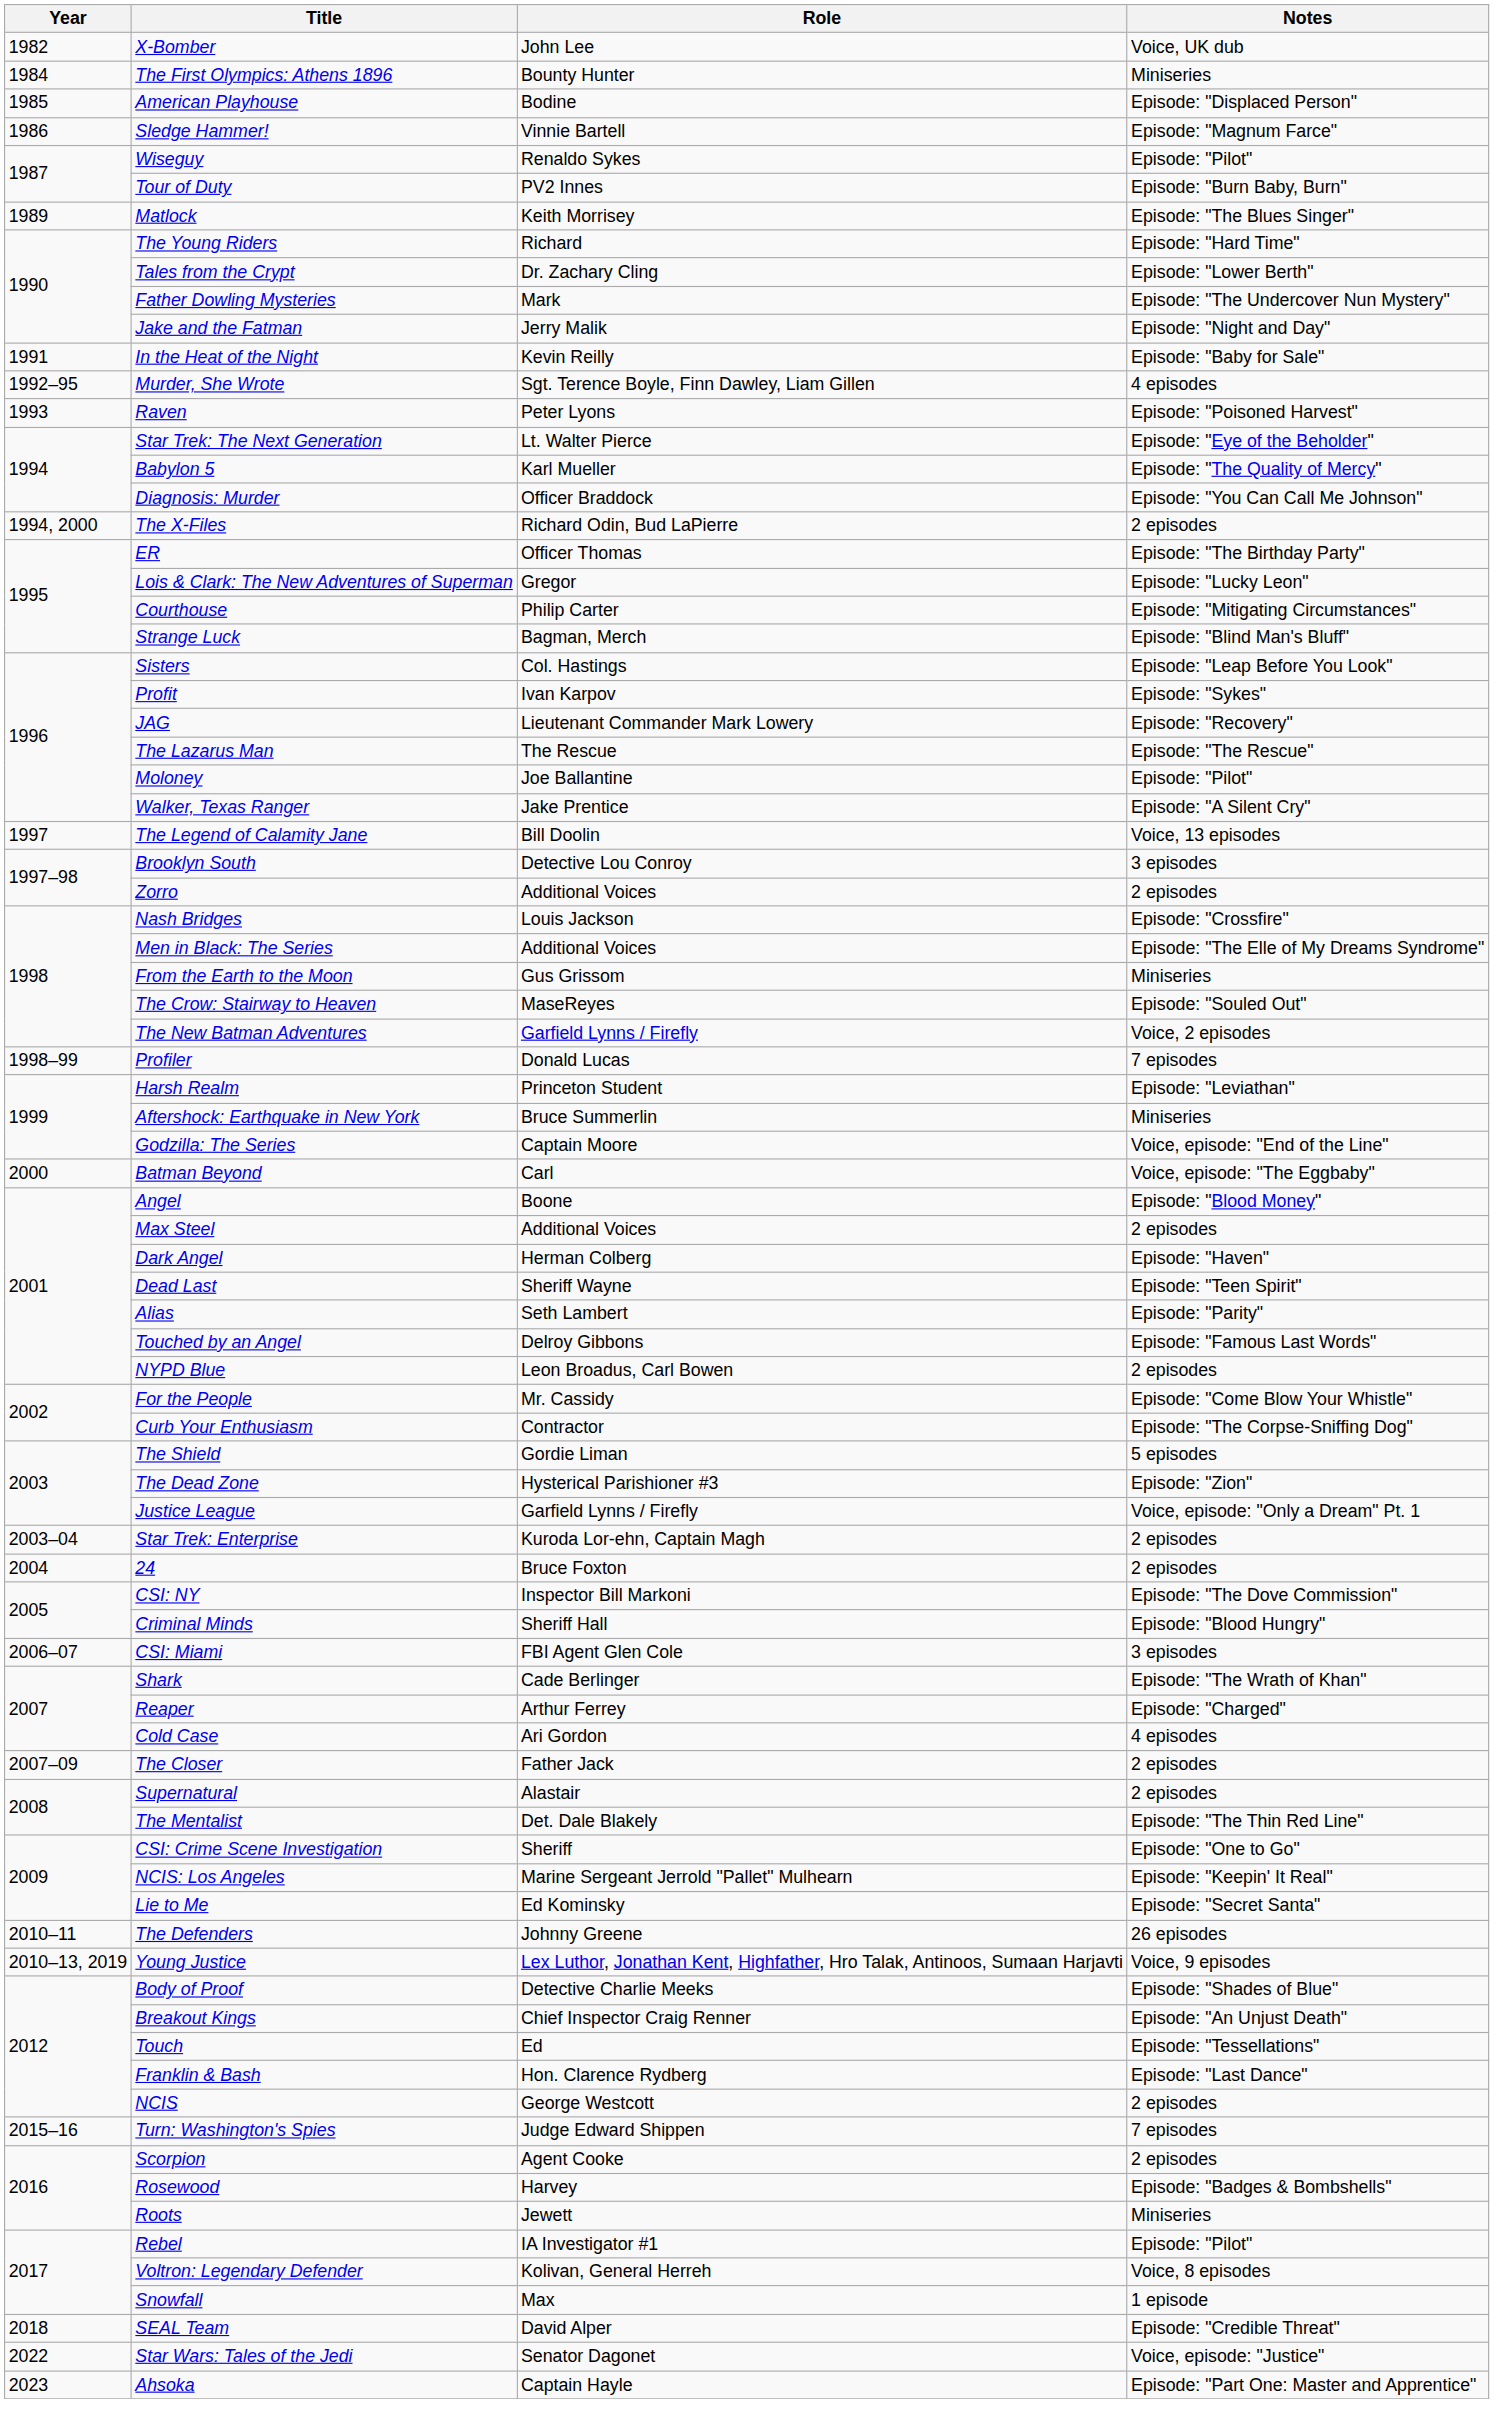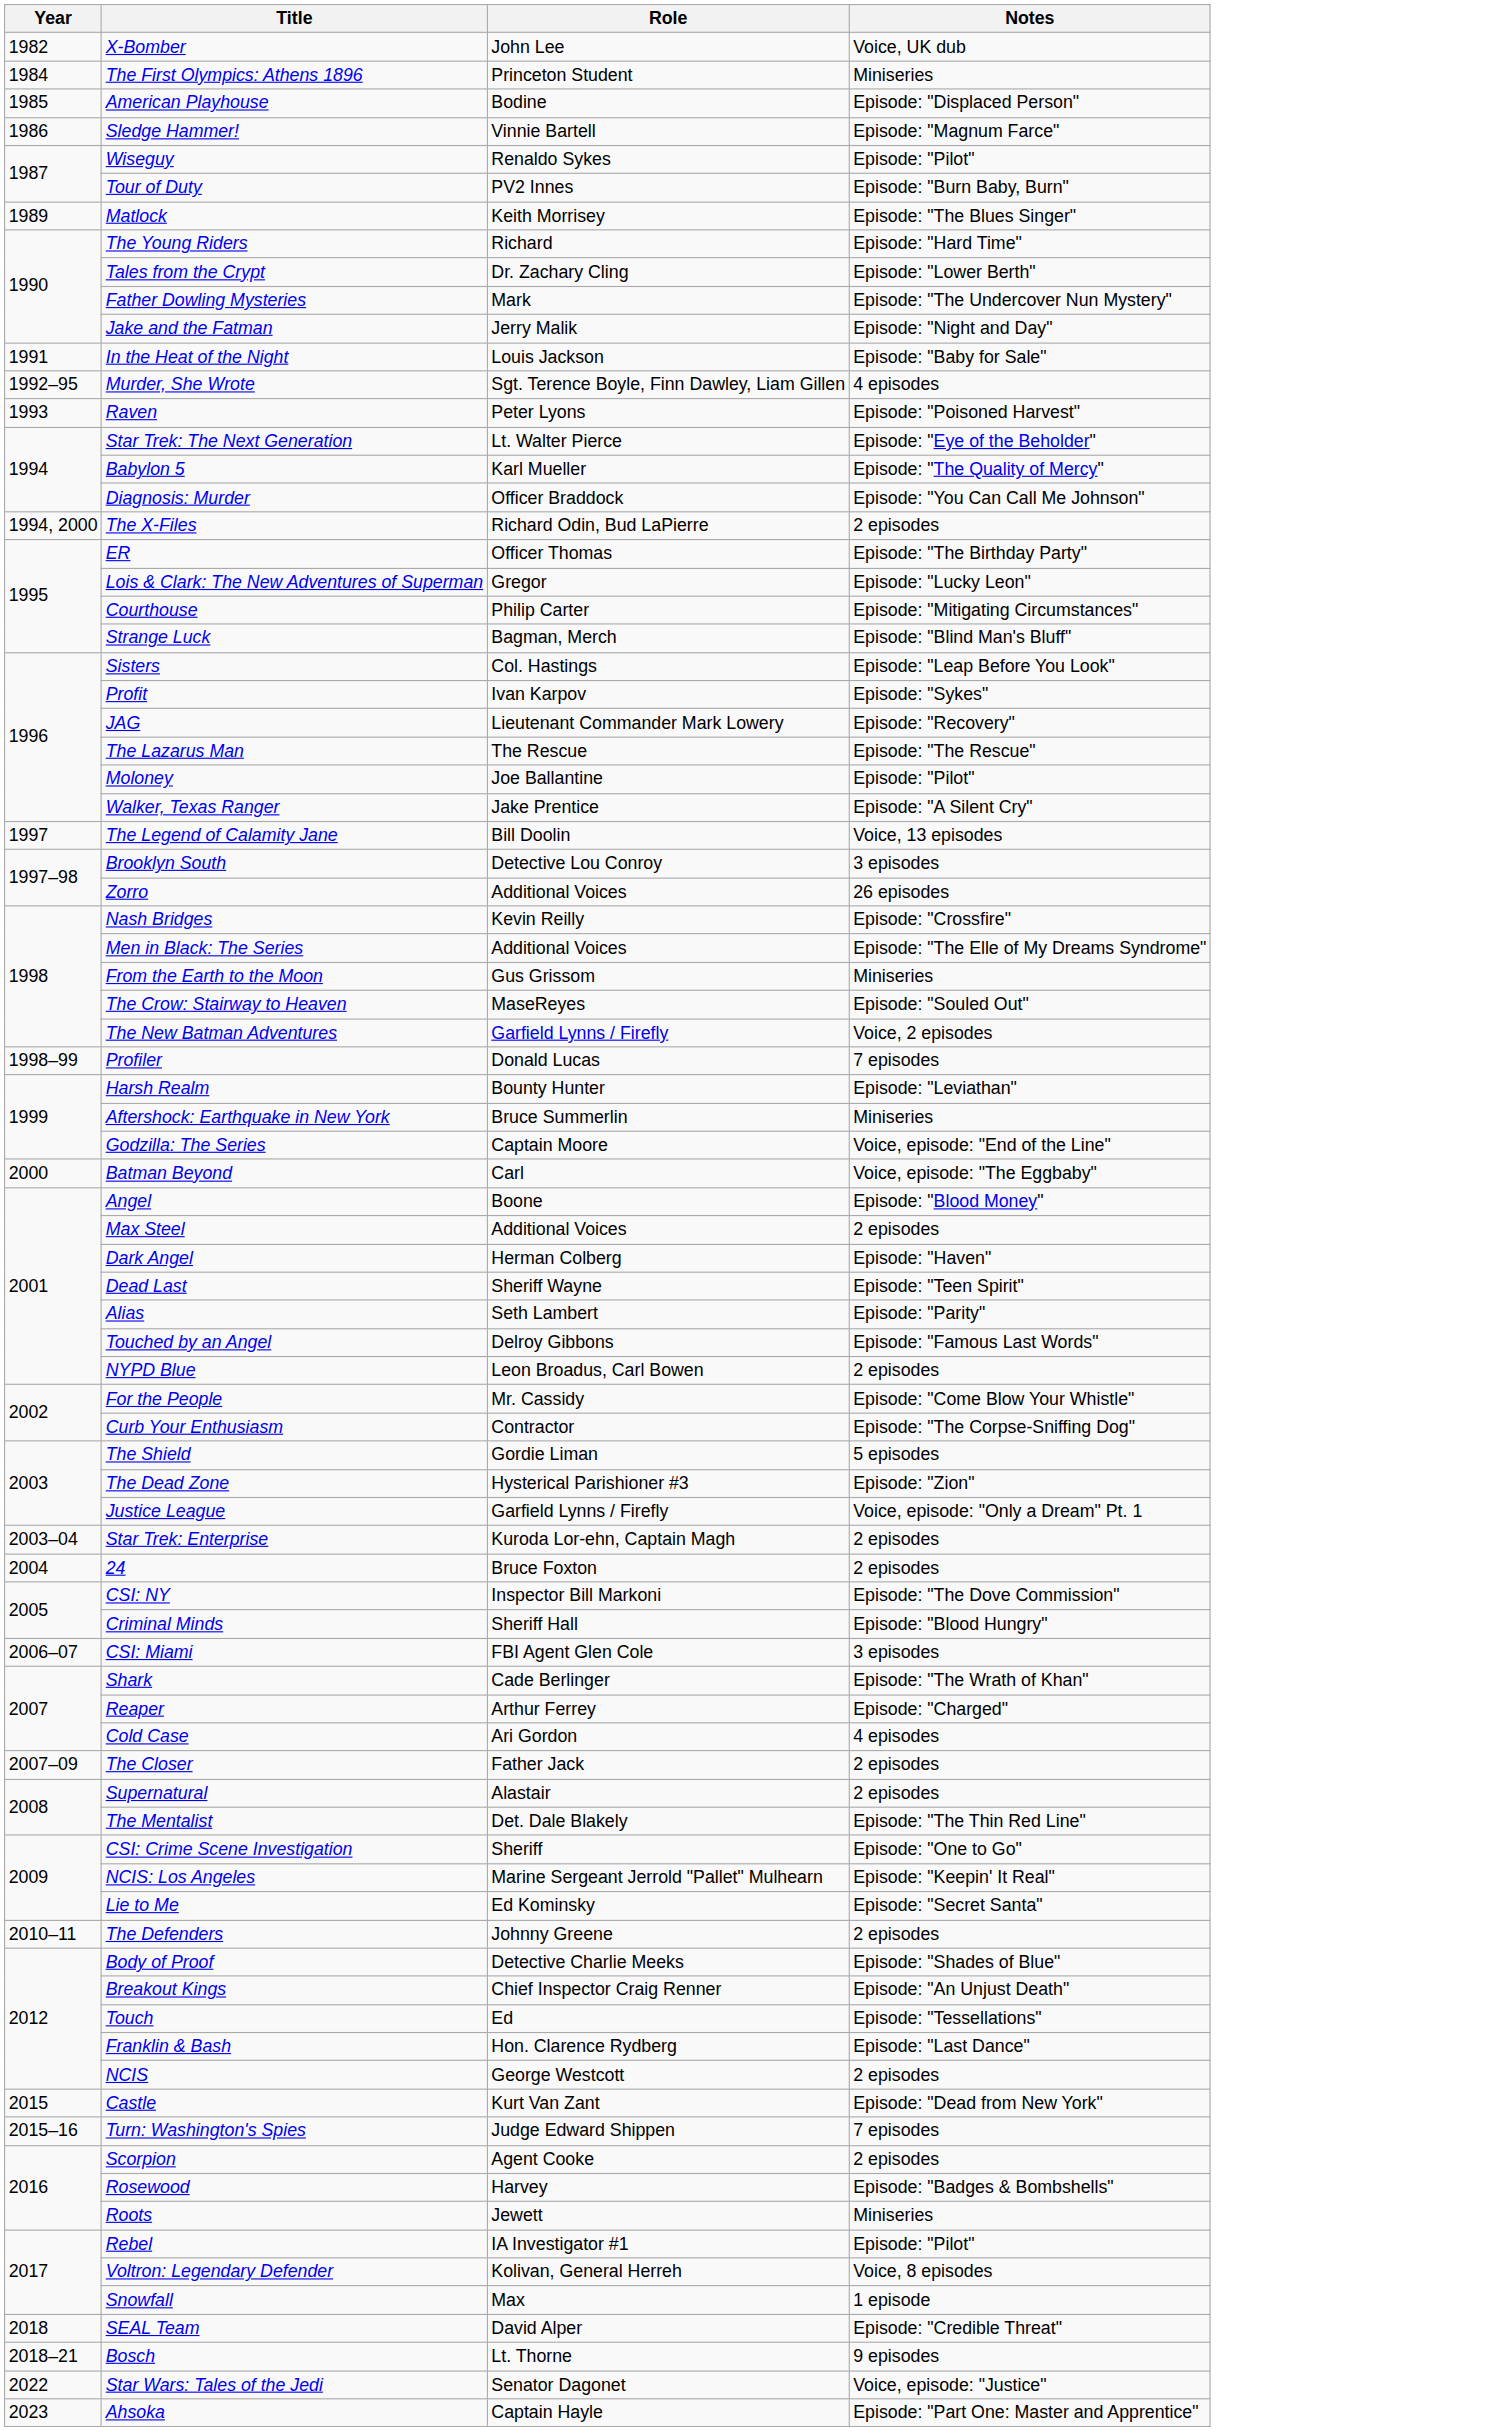(578, 74) Bounty Hunter -> (562, 74) Princeton Student
(567, 356) Kevin Reilly -> (548, 356) Louis Jackson
(1174, 891) 2 episodes -> (901, 891) 26 episodes
(577, 919) Louis Jackson -> (538, 919) Kevin Reilly
(592, 1088) Princeton Student -> (548, 1088) Bounty Hunter
(1179, 1933) 26 episodes -> (896, 1933) 2 episodes
- row: (191, 1962)
+ row: (131, 2102)
+ row: (130, 2356)
